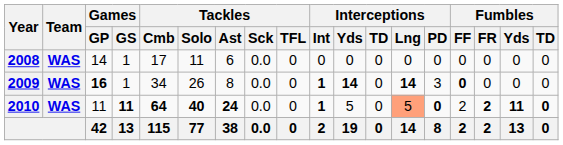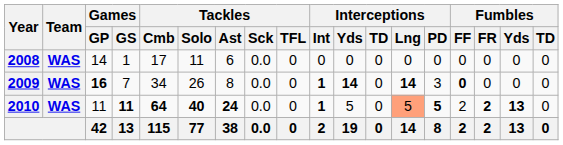(126, 83) 1 -> (126, 83) 7
(437, 106) 0 -> (437, 106) 5
(516, 106) 11 -> (516, 106) 13
(546, 106) bold -> (546, 106) normal
